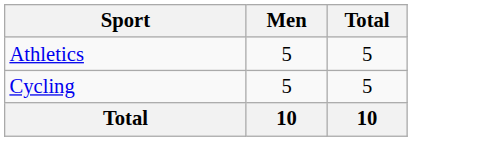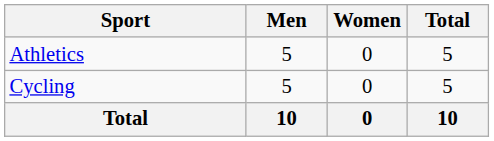+ column: (367, 20)
